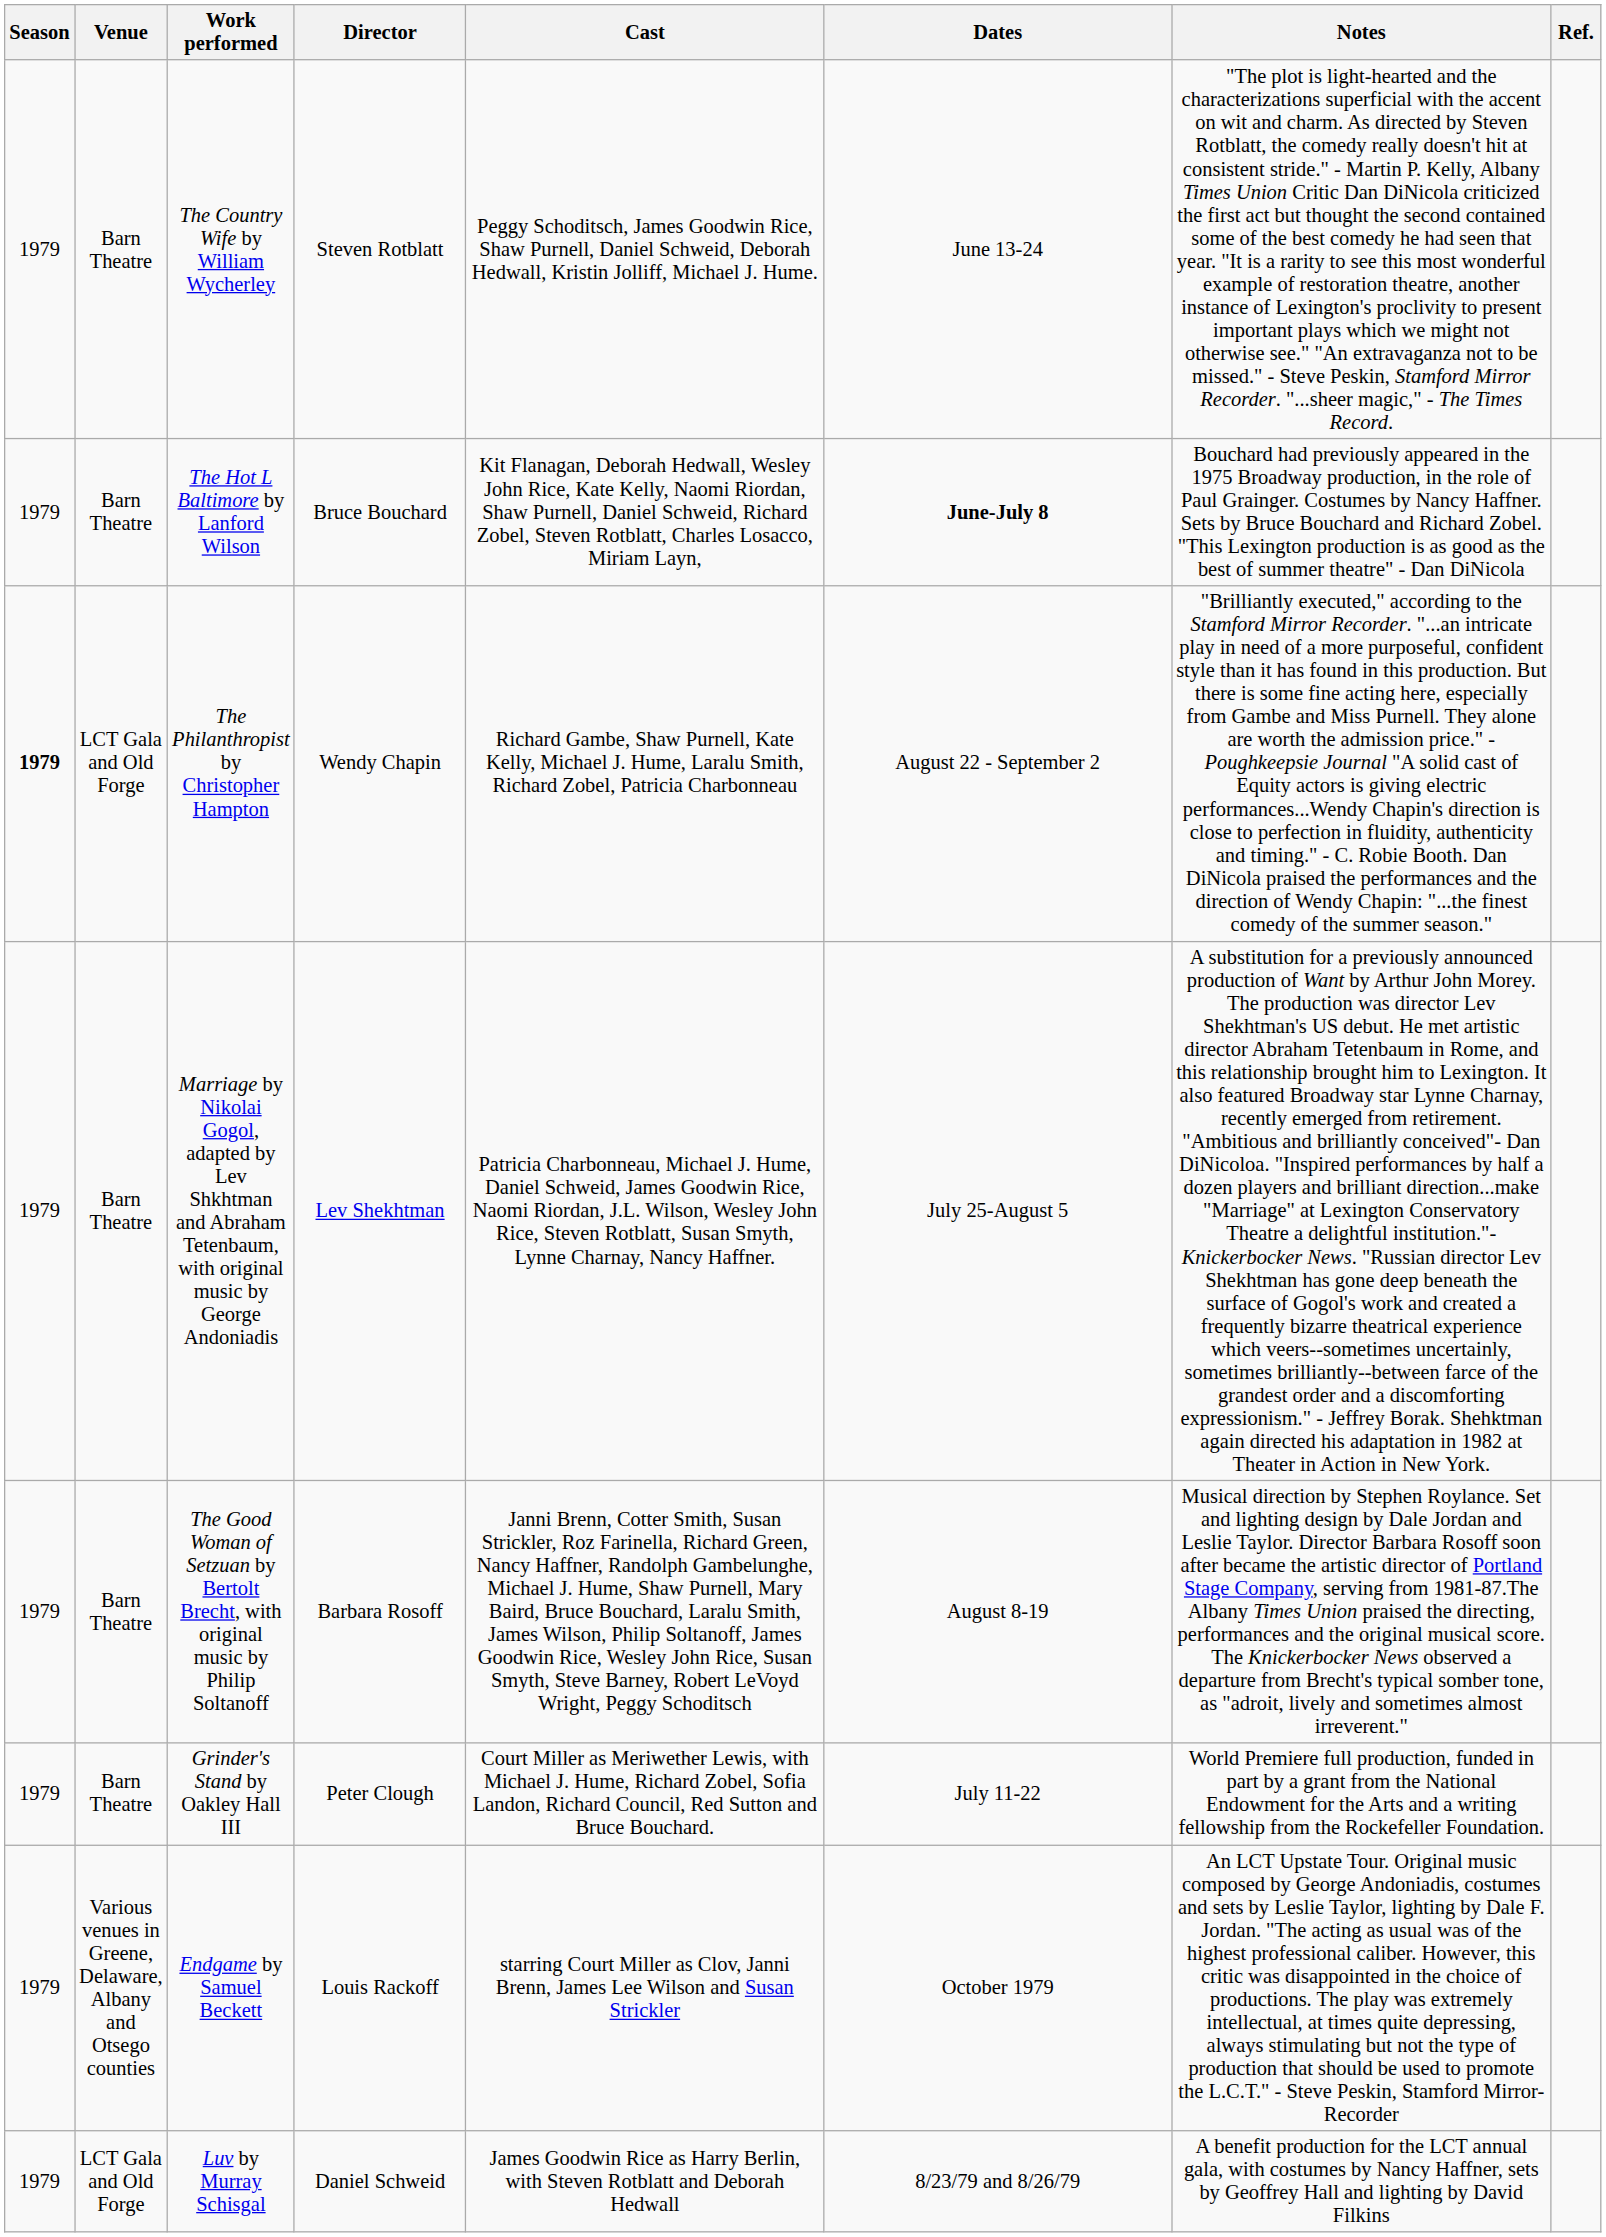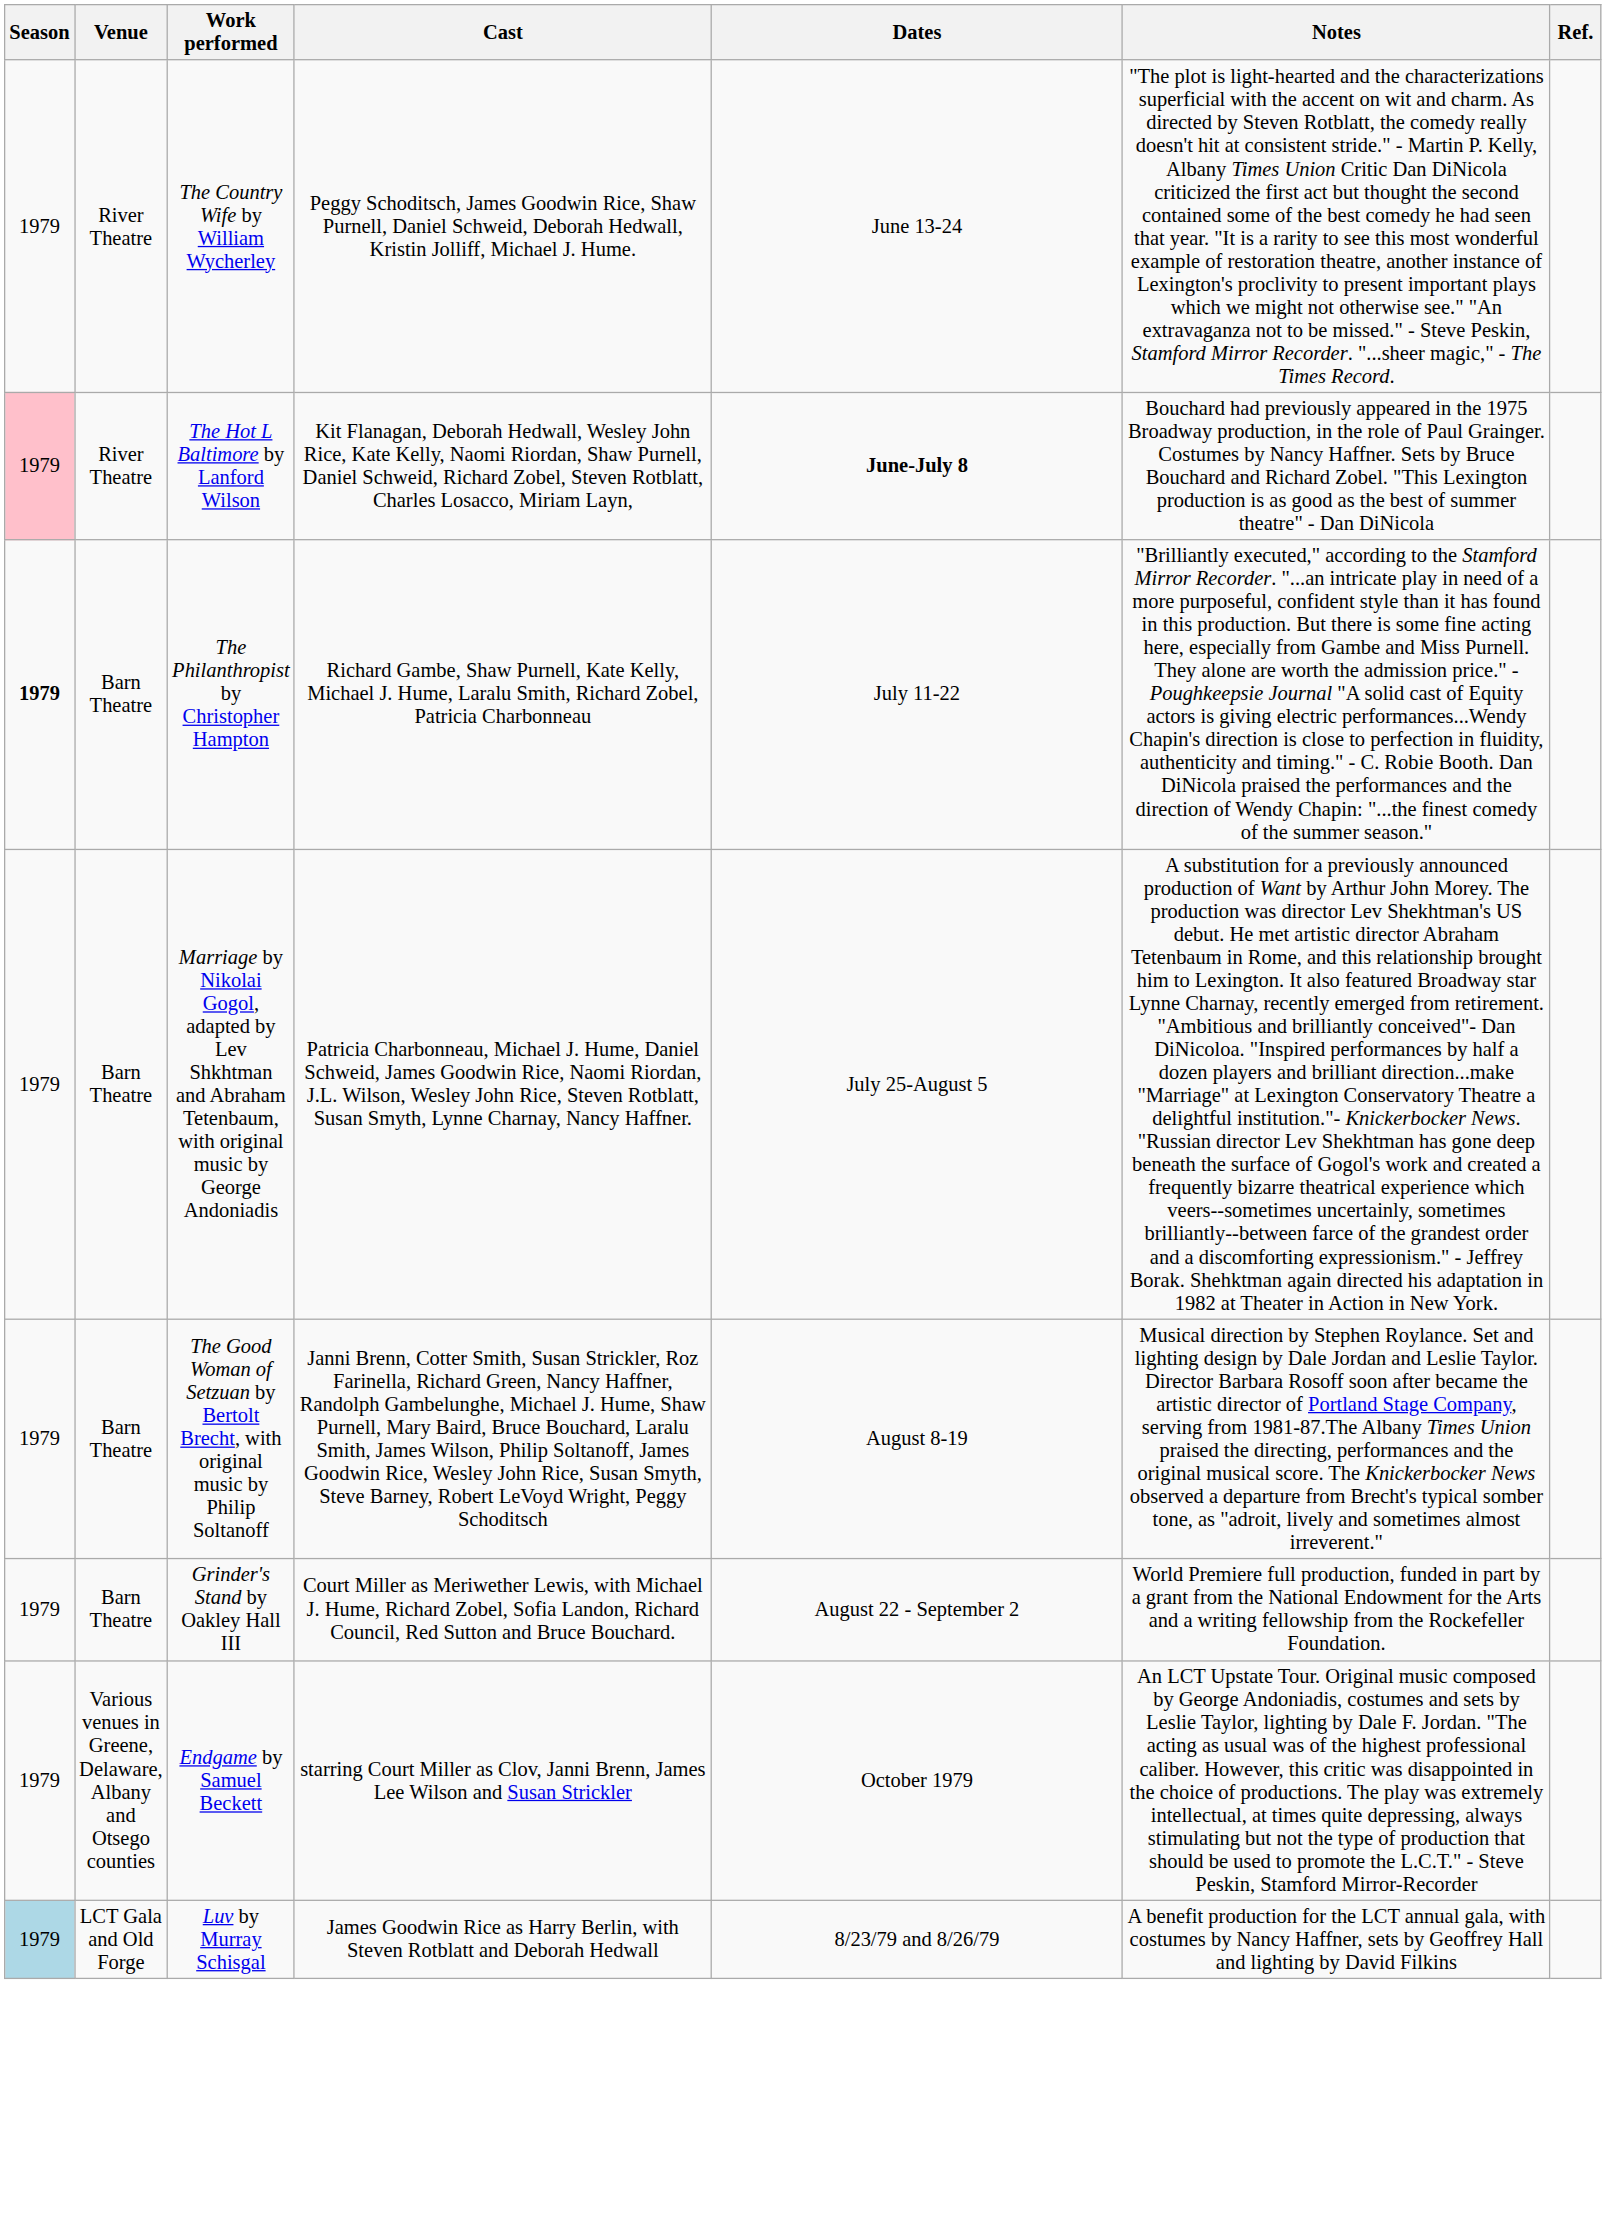- column: (380, 32)
(121, 249) Barn Theatre -> (121, 226) River Theatre
(40, 511) no background -> (40, 465) pink background
(121, 511) Barn Theatre -> (121, 465) River Theatre
(121, 763) LCT Gala and Old Forge -> (121, 694) Barn Theatre
(998, 763) August 22 - September 2 -> (917, 694) July 11-22
(998, 1793) July 11-22 -> (917, 1609) August 22 - September 2
(40, 2181) no background -> (40, 1939) lightblue background
